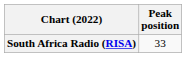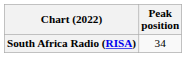(160, 43) 33 -> (160, 43) 34
